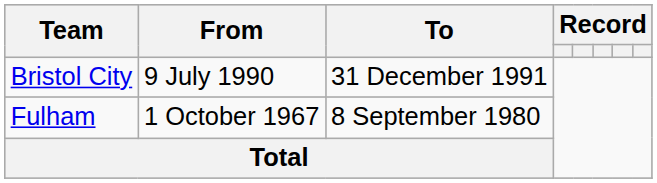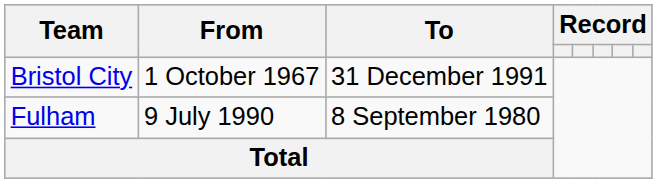(209, 76) 9 July 1990 -> (232, 76) 1 October 1967
(232, 117) 1 October 1967 -> (209, 117) 9 July 1990
